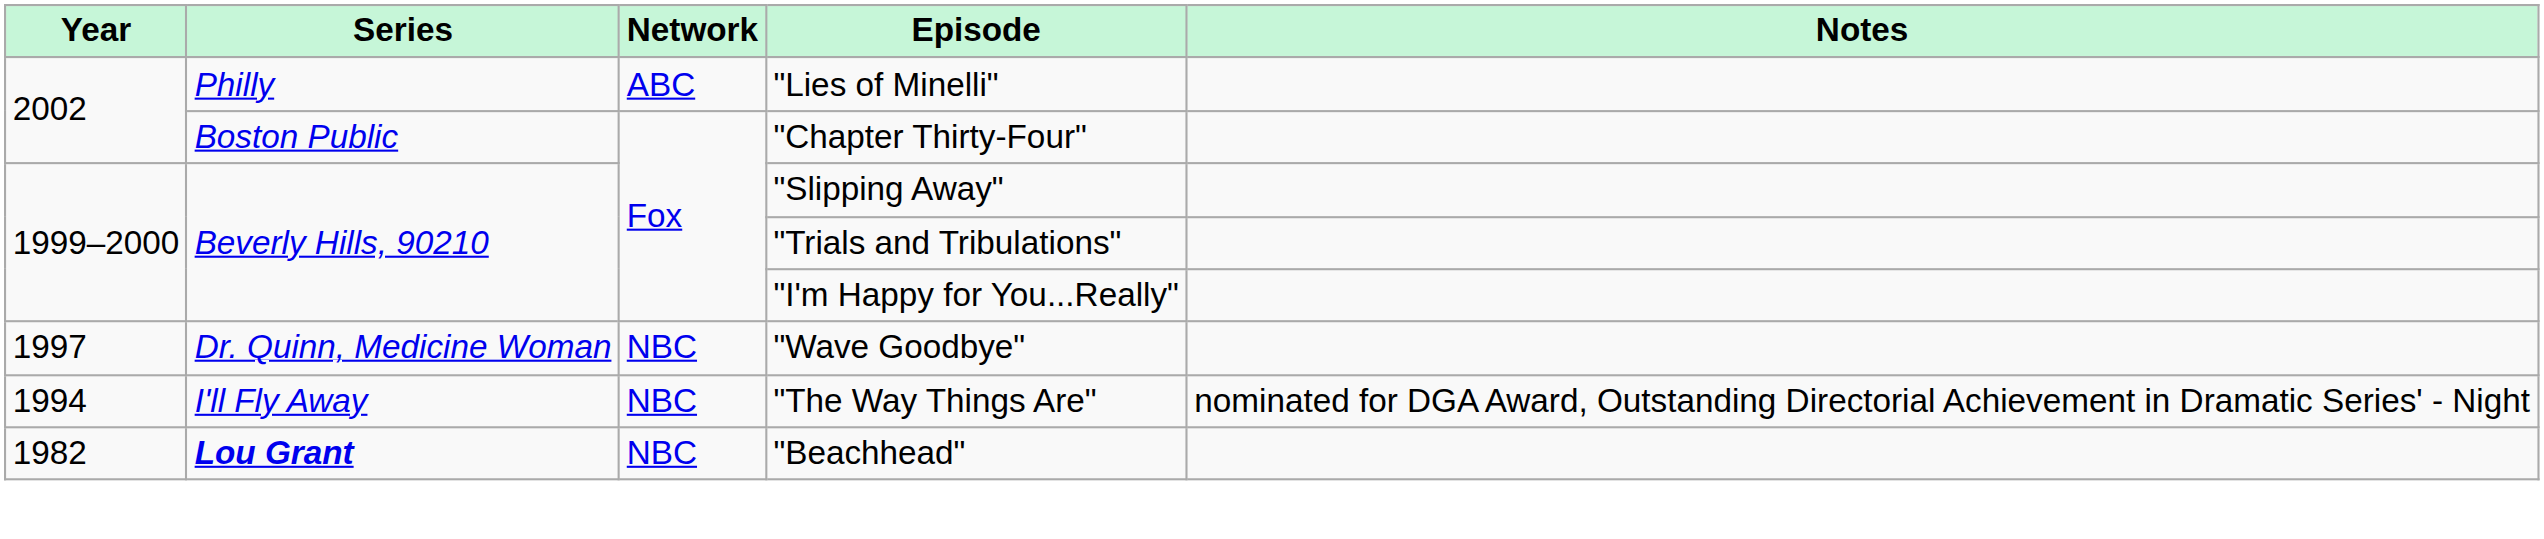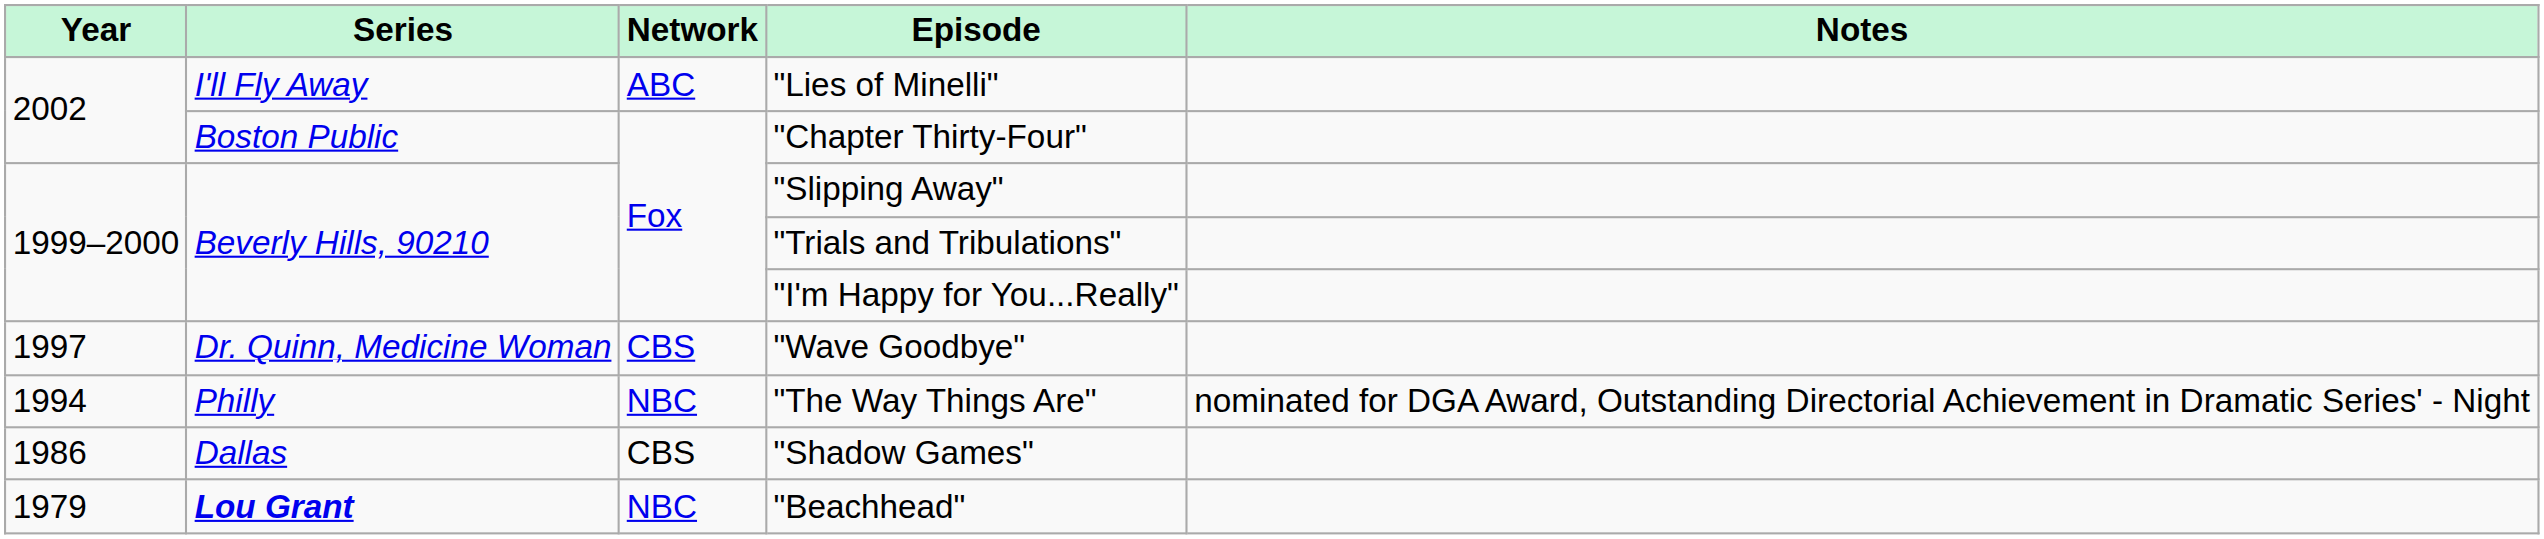(234, 83) Philly -> (281, 83) I'll Fly Away
(662, 347) NBC -> (661, 347) CBS
(281, 400) I'll Fly Away -> (234, 400) Philly
+ row: (904, 453)
(50, 453) 1982 -> (50, 505) 1979
